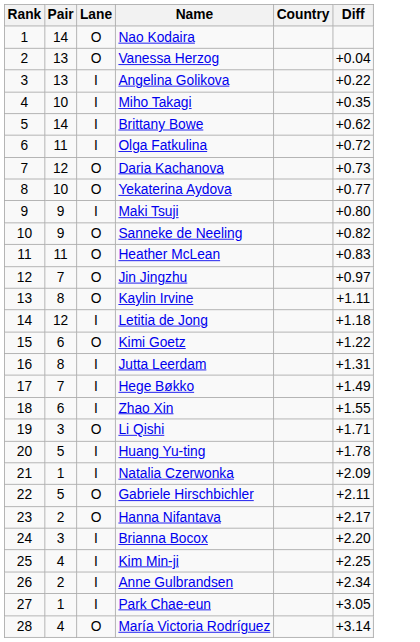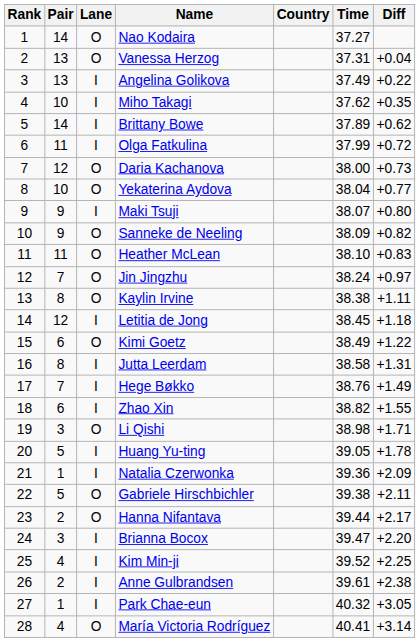+ column: (353, 15)
(353, 582) +2.34 -> (394, 582) +2.38
